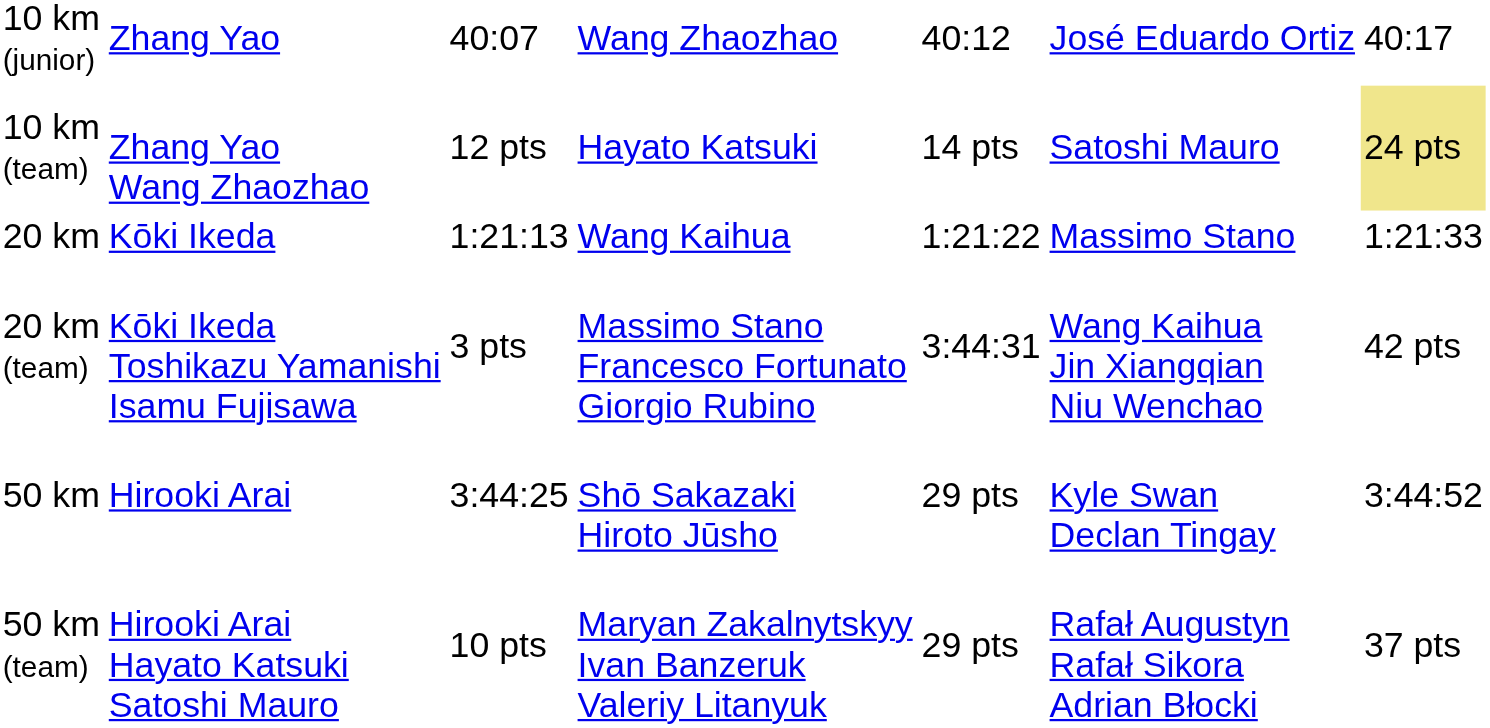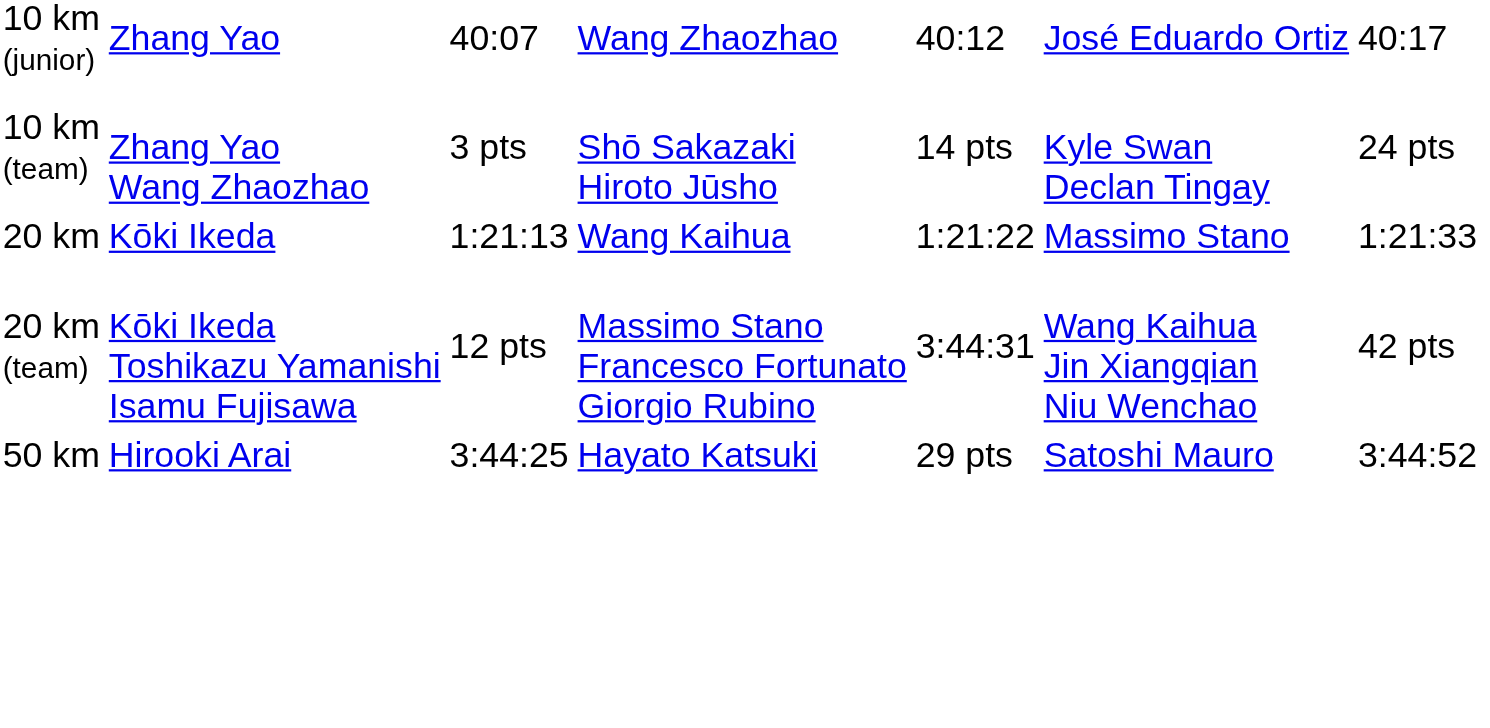(498, 147) 12 pts -> (488, 147) 3 pts
(698, 147) Hayato Katsuki -> (687, 167) Shō Sakazaki Hiroto Jūsho
(1165, 147) Satoshi Mauro -> (1157, 167) Kyle Swan Declan Tingay
(1413, 147) khaki background -> (1407, 147) no background
(488, 345) 3 pts -> (498, 345) 12 pts
(687, 515) Shō Sakazaki Hiroto Jūsho -> (698, 455) Hayato Katsuki
(1163, 515) Kyle Swan Declan Tingay -> (1159, 455) Satoshi Mauro
- row: (51, 644)
